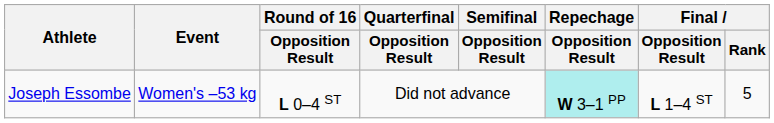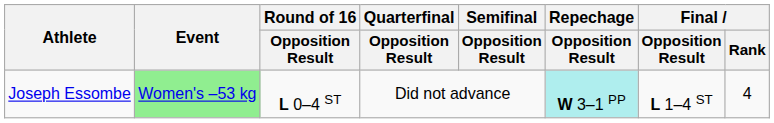(197, 94) no background -> (197, 94) lightgreen background
(747, 94) 5 -> (747, 94) 4
